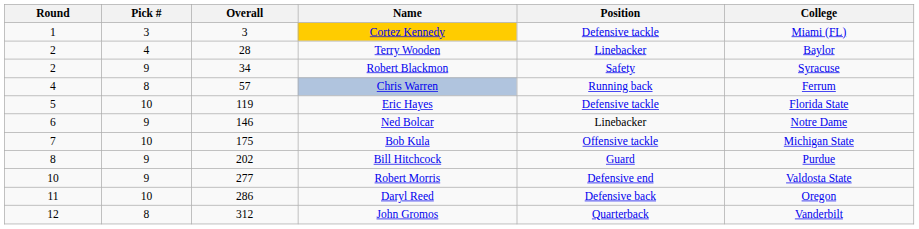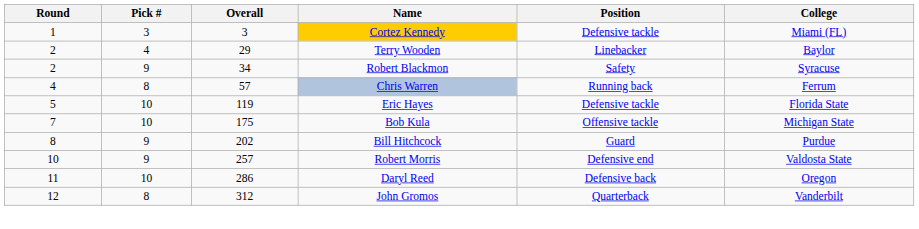(245, 50) 28 -> (245, 50) 29
- row: (407, 123)
(245, 178) 277 -> (245, 159) 257
